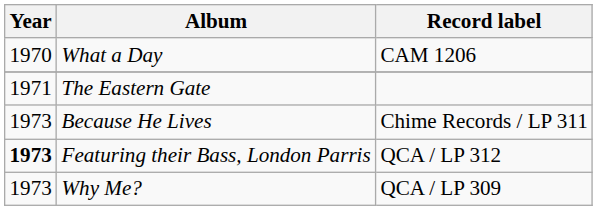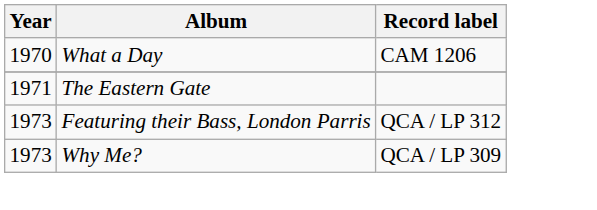- row: (137, 121)
(31, 155) bold -> (31, 121) normal
